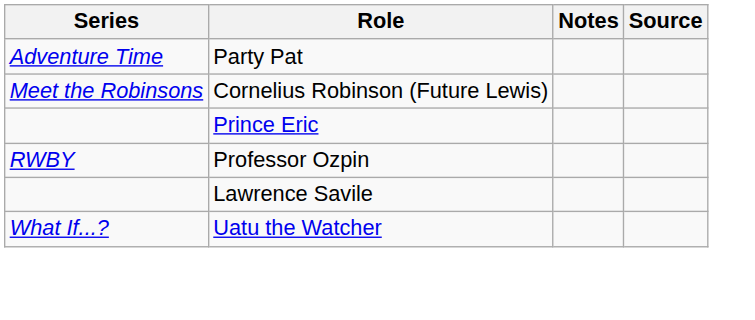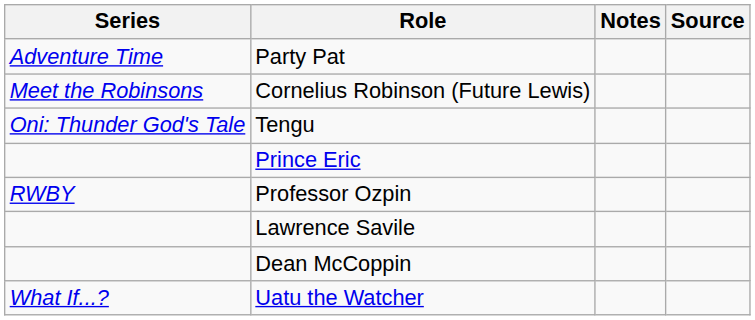+ row: (285, 125)
+ row: (333, 263)
